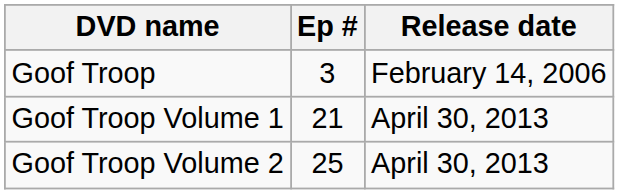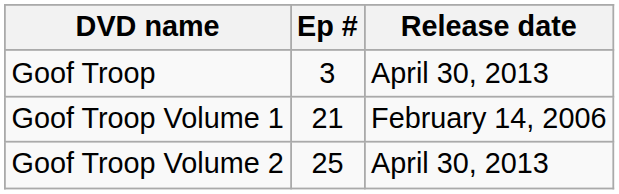(489, 73) February 14, 2006 -> (460, 73) April 30, 2013
(460, 118) April 30, 2013 -> (489, 118) February 14, 2006
